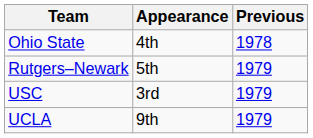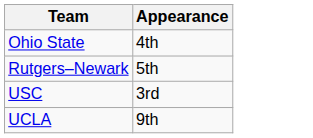- column: (270, 17)
